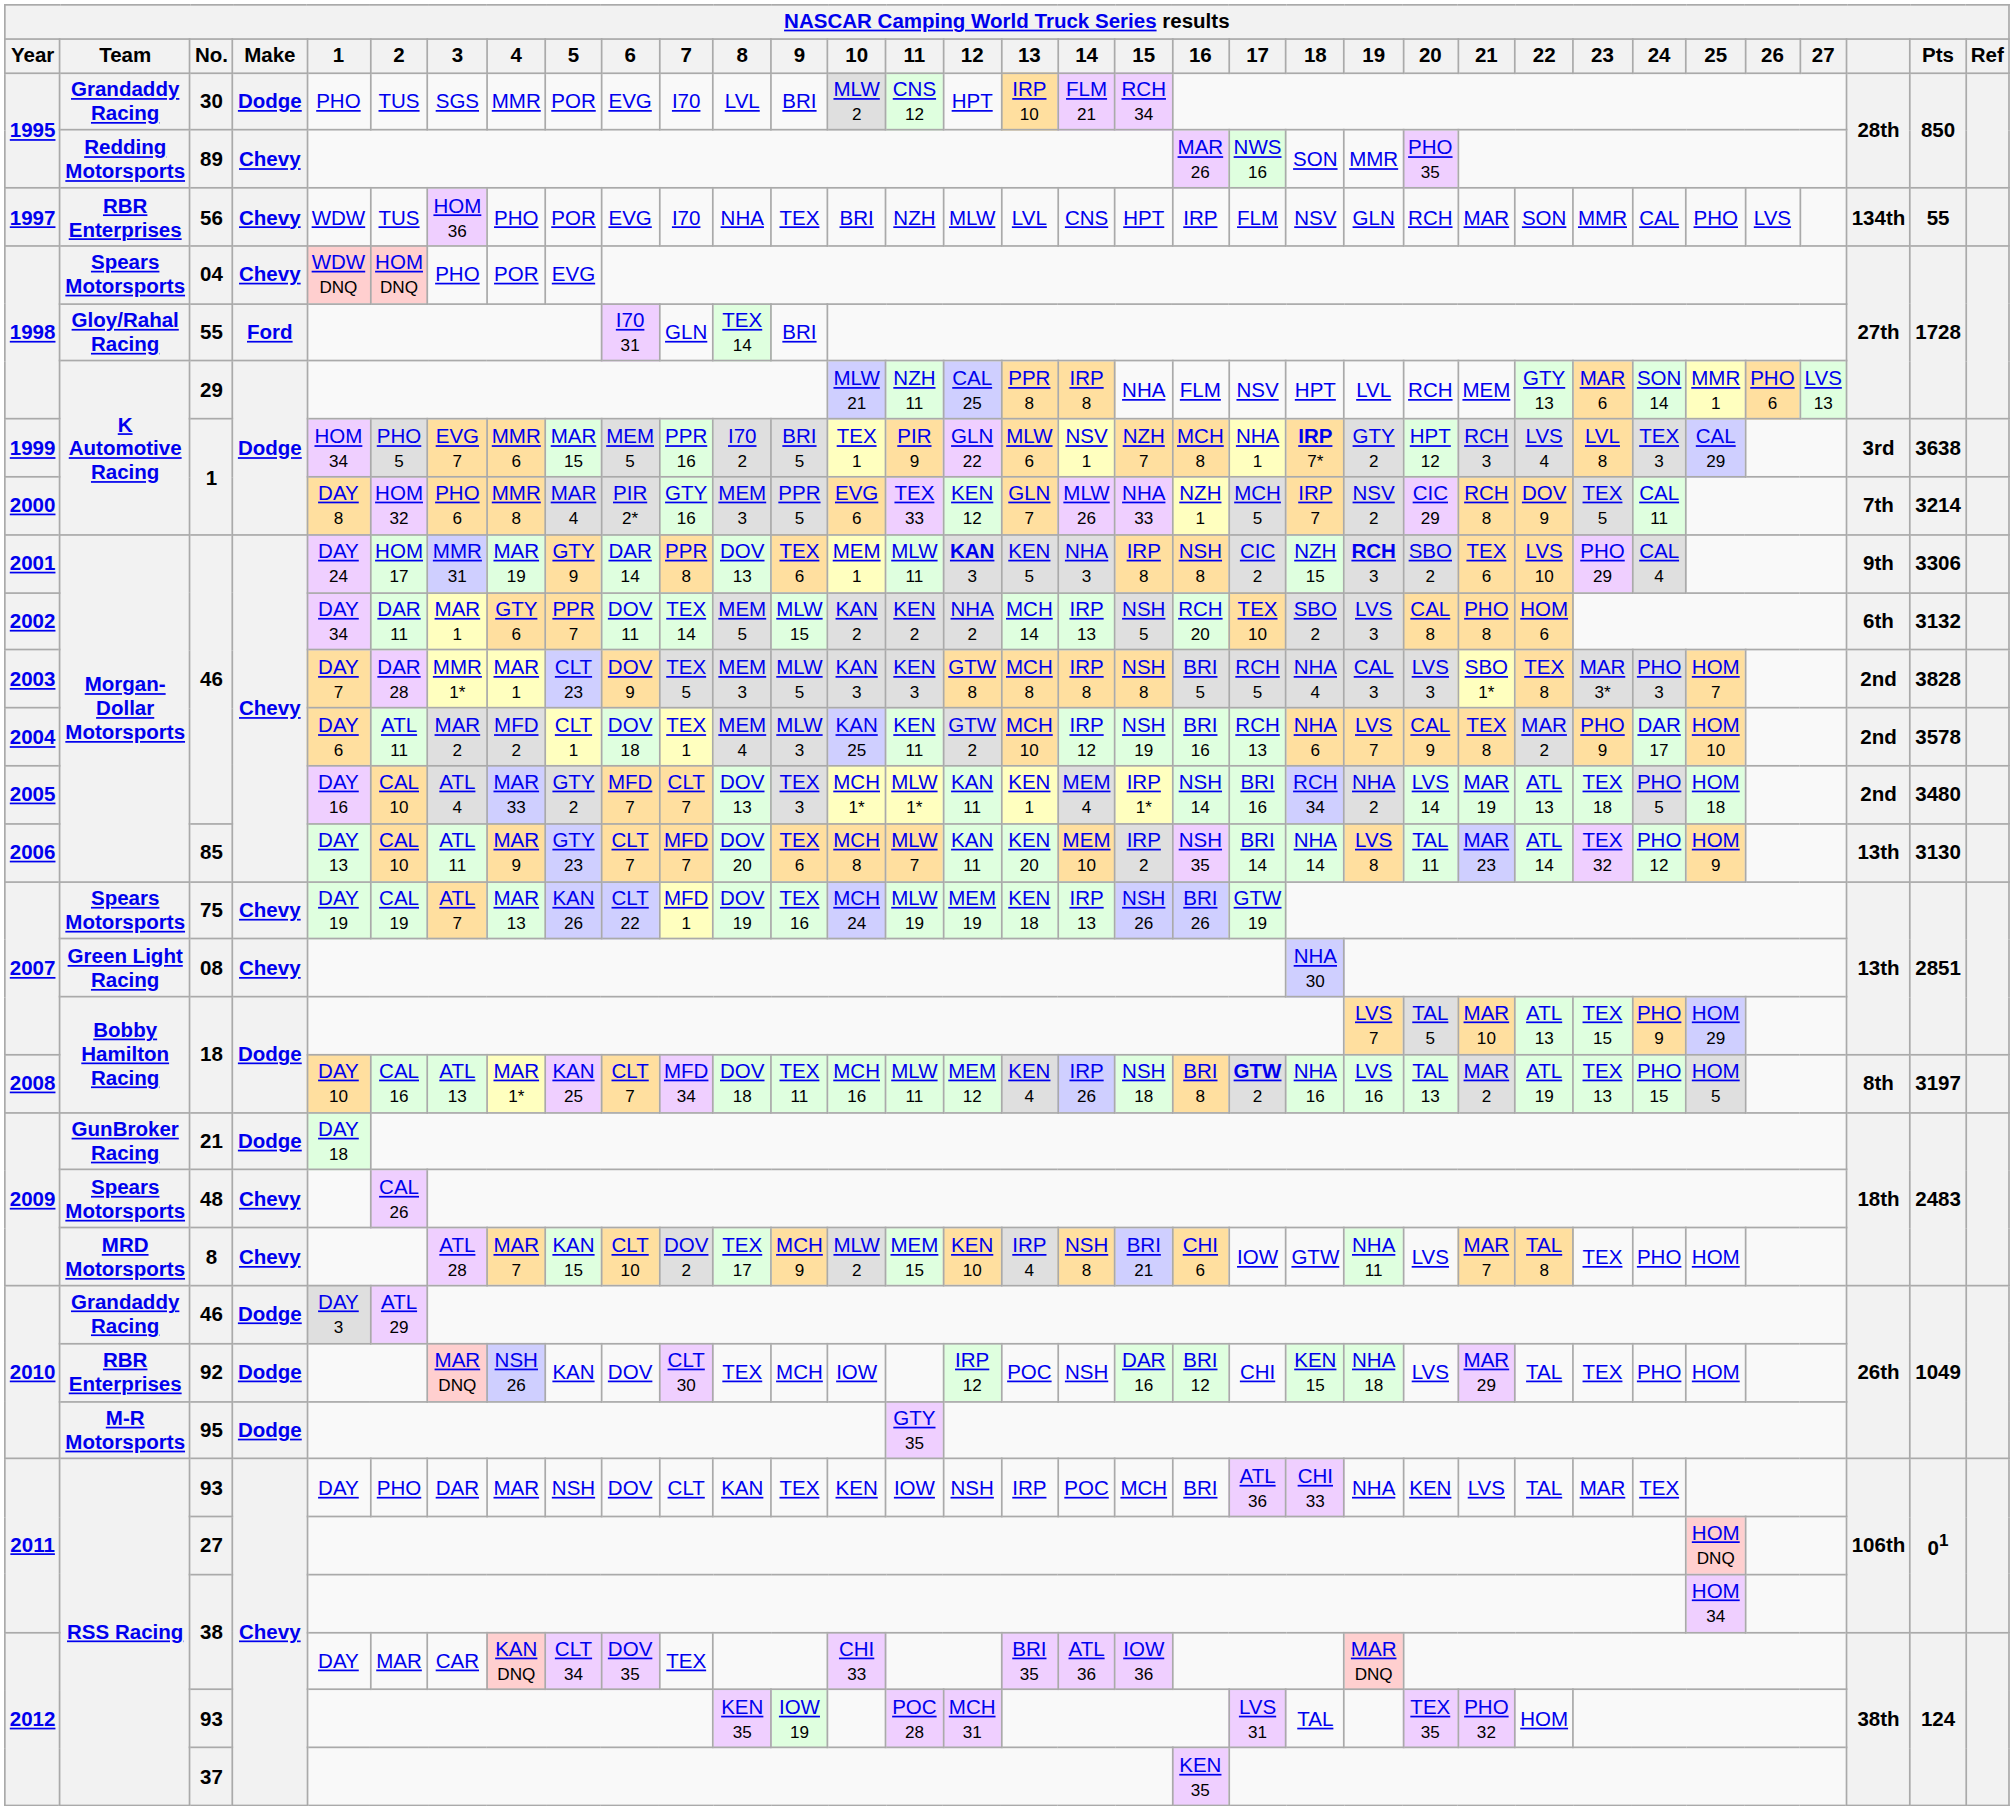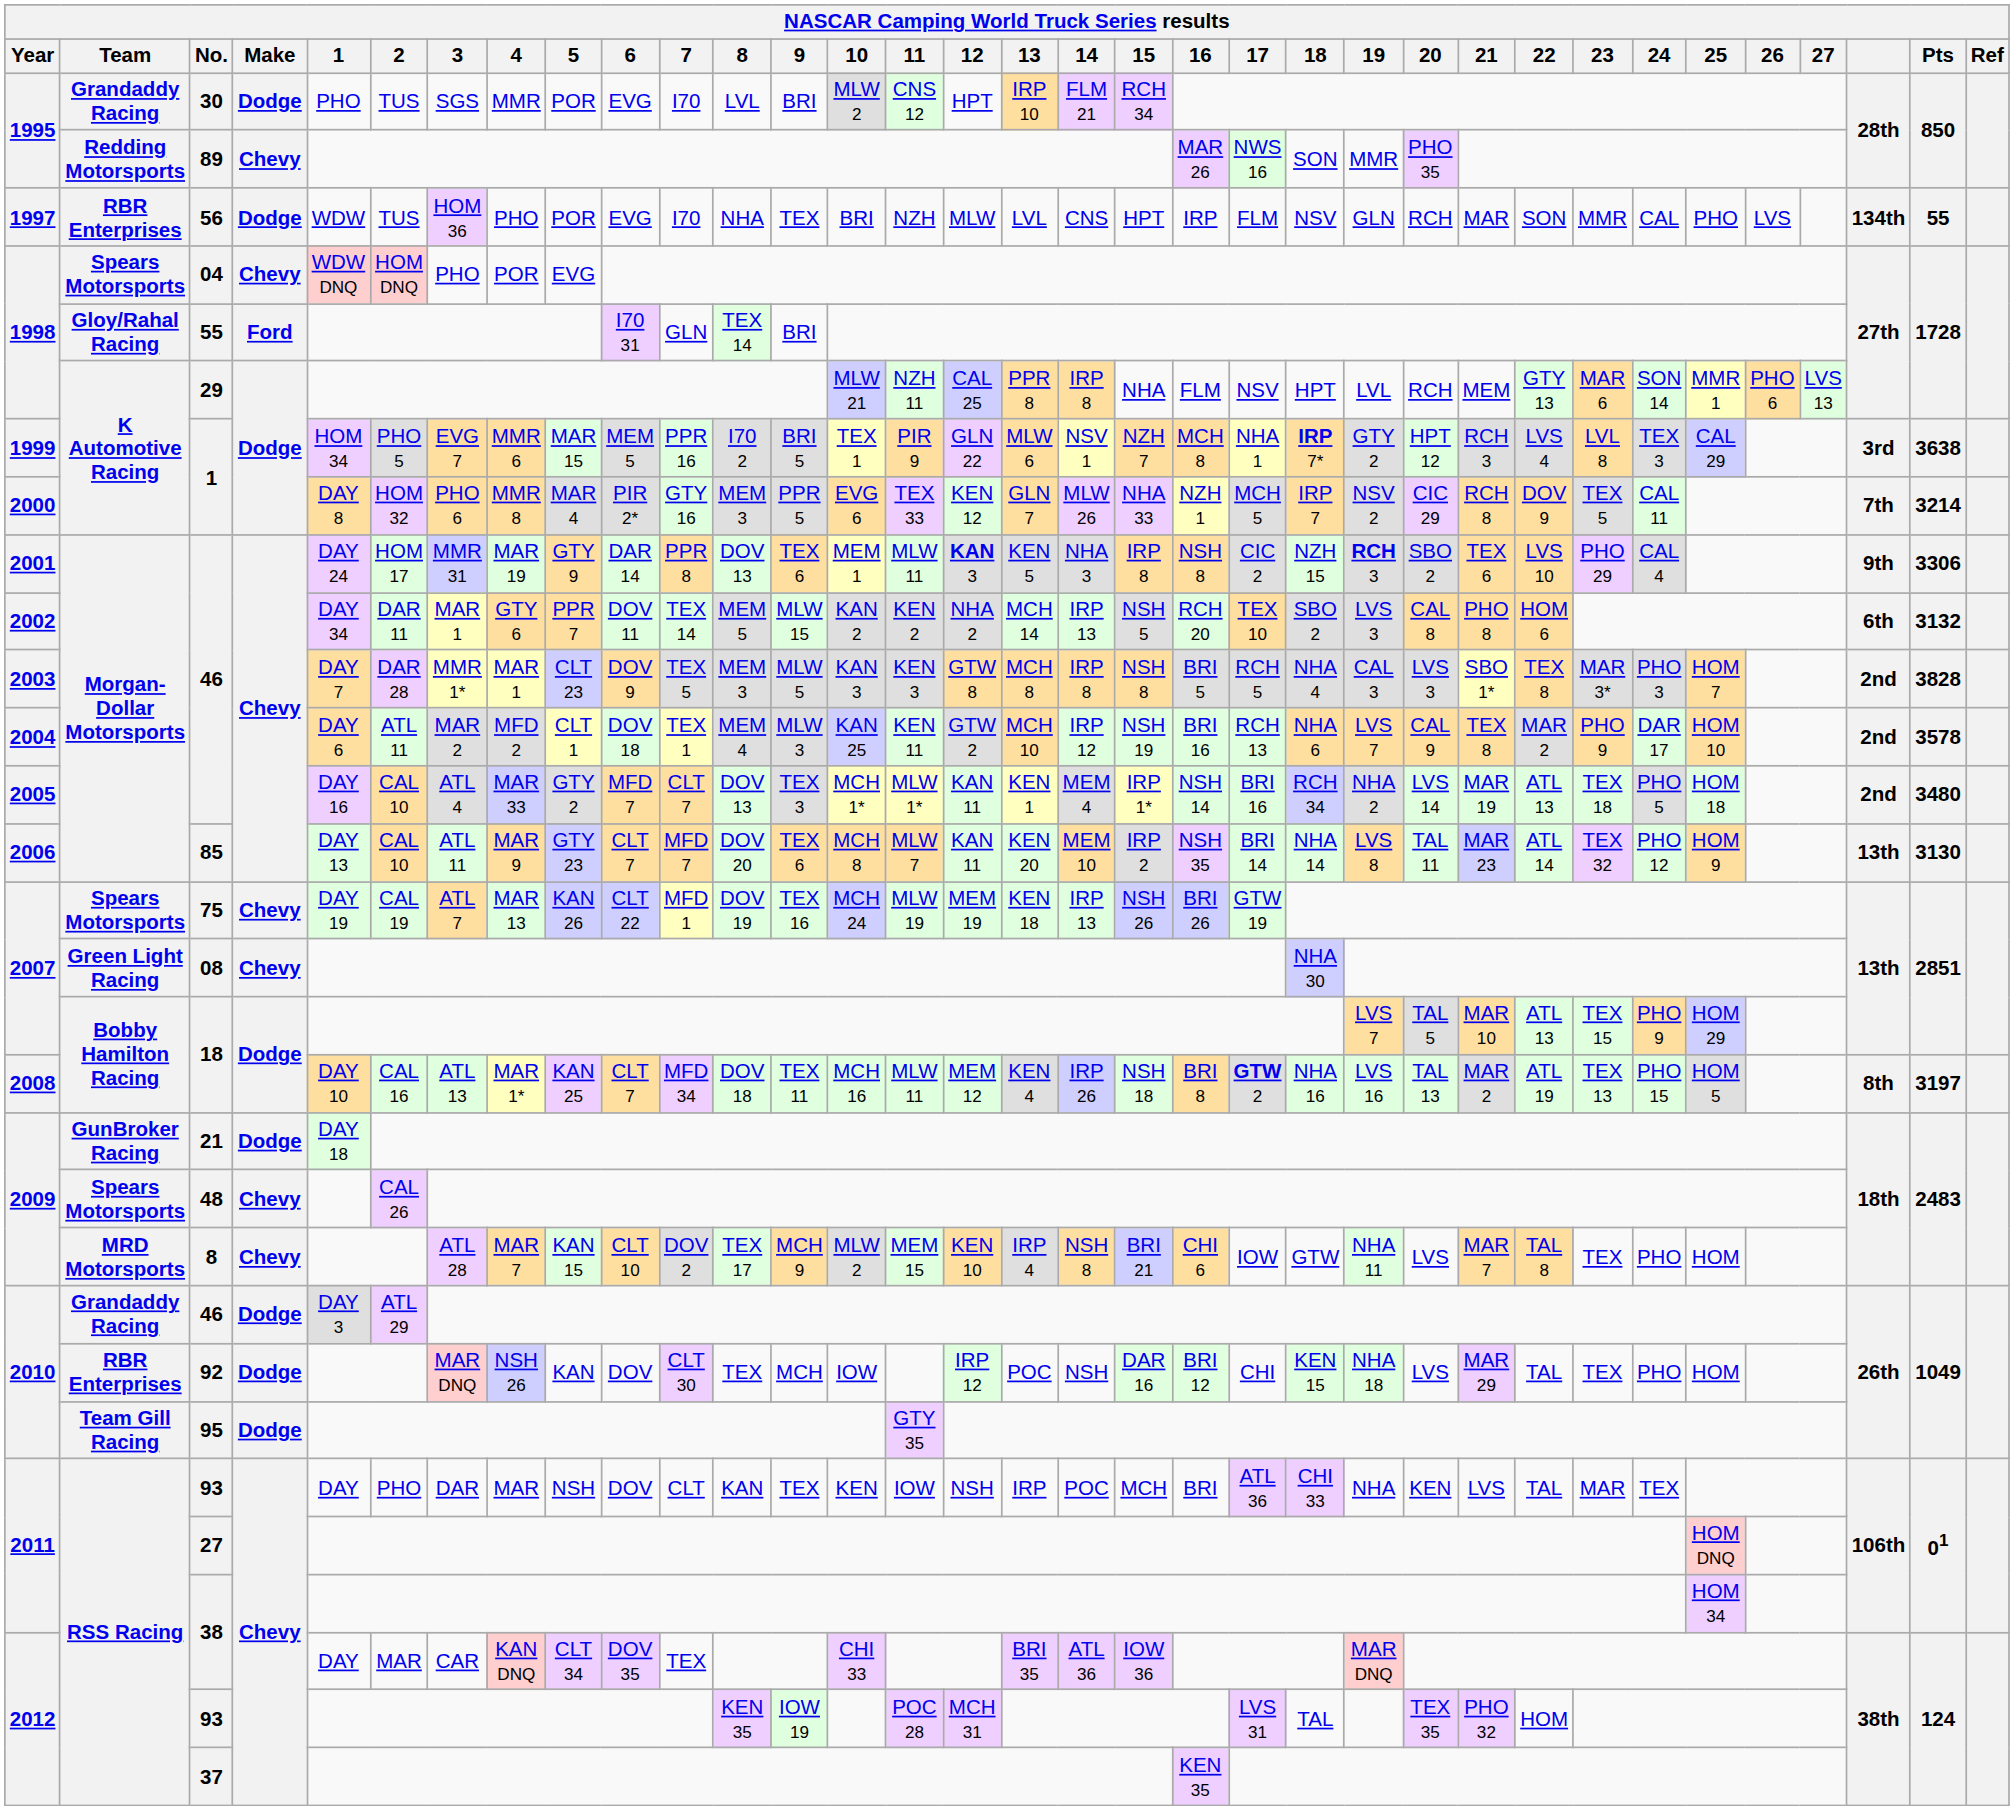(270, 217) Chevy -> (270, 217) Dodge
(125, 1430) M-R Motorsports -> (125, 1430) Team Gill Racing
